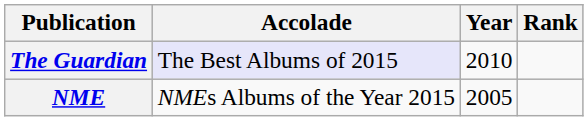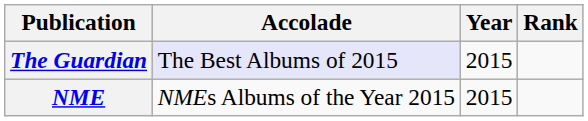(489, 60) 2010 -> (489, 60) 2015
(489, 97) 2005 -> (489, 97) 2015
